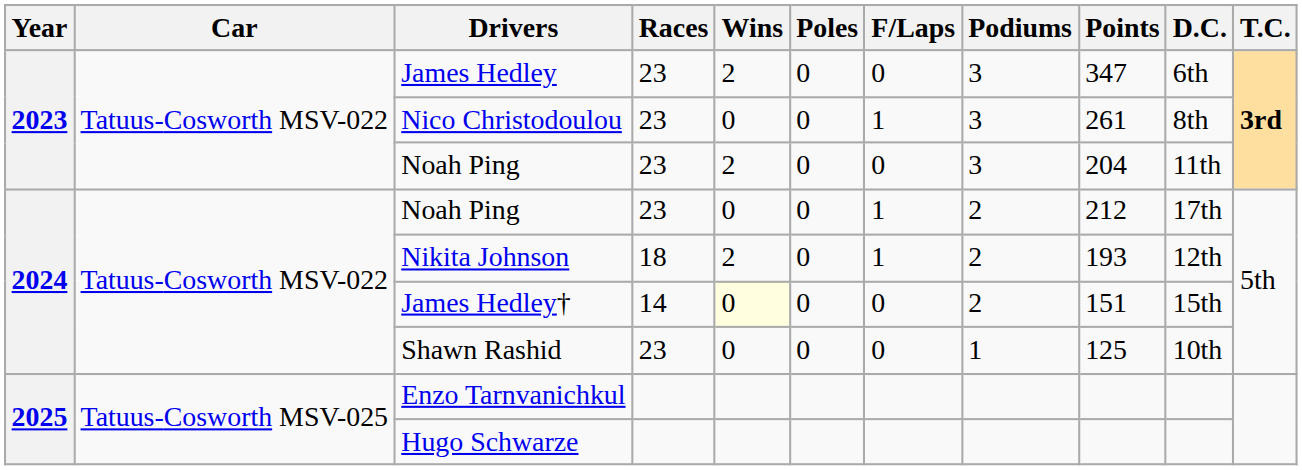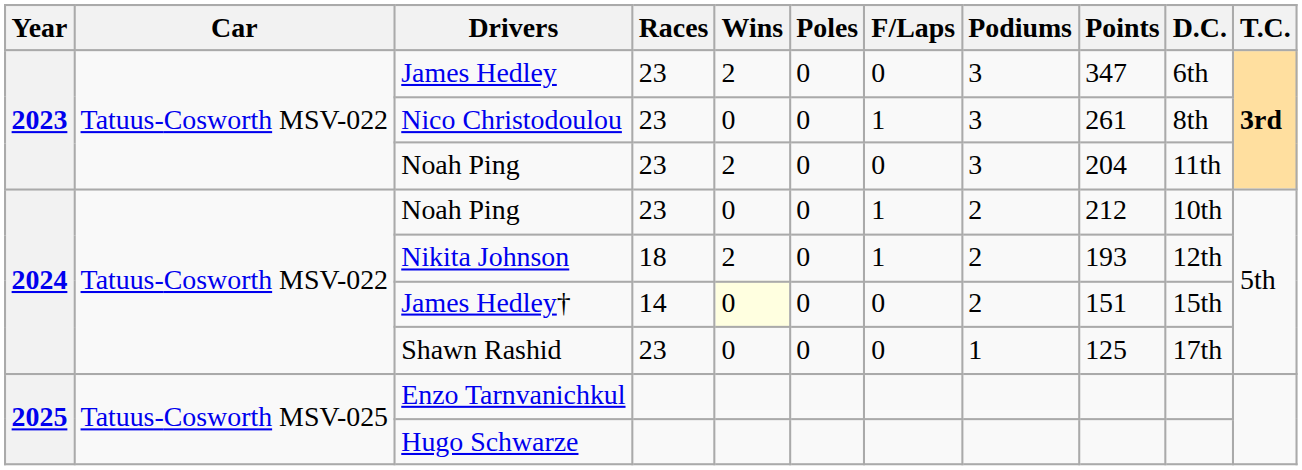(1198, 211) 17th -> (1198, 211) 10th
(1198, 349) 10th -> (1198, 349) 17th
